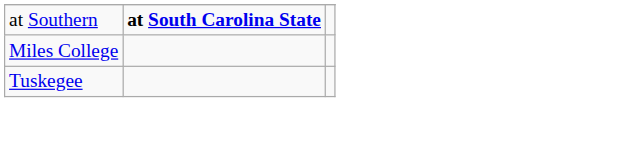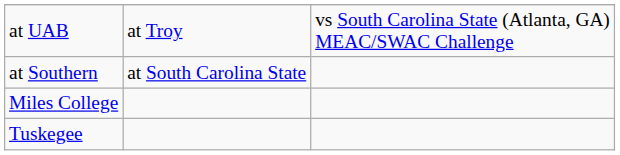+ row: (39, 30)
(224, 19) bold -> (217, 72) normal
